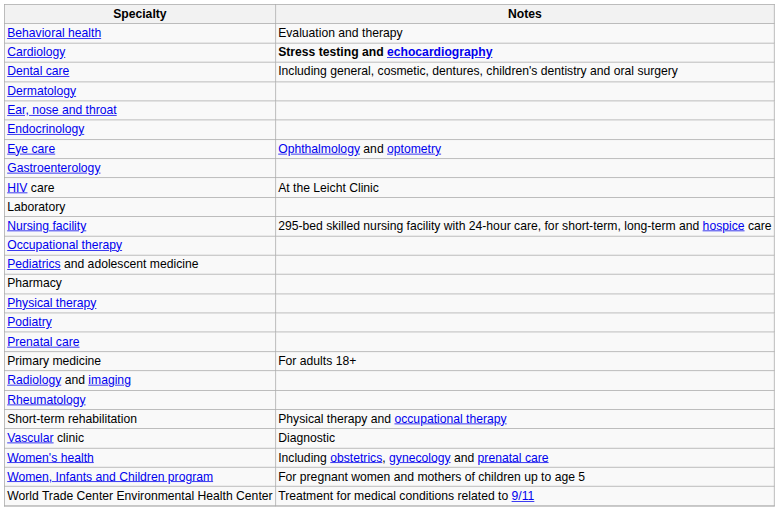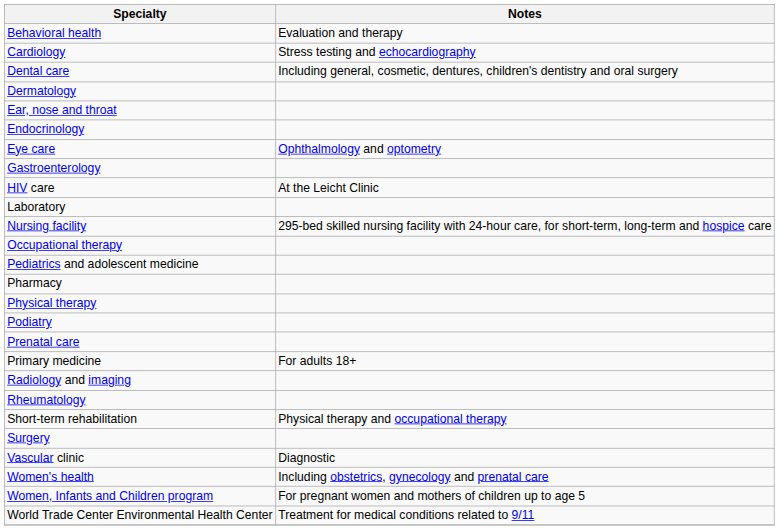(385, 52) bold -> (377, 52) normal
+ row: (28, 438)
